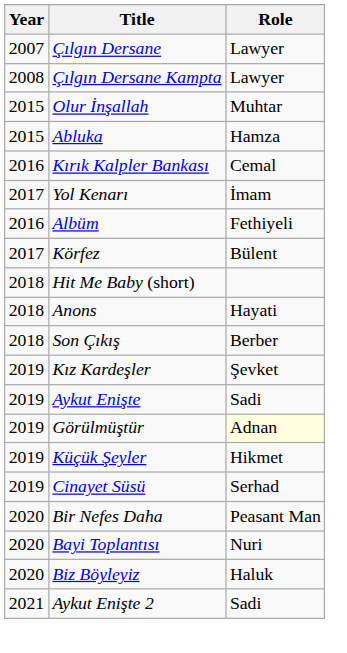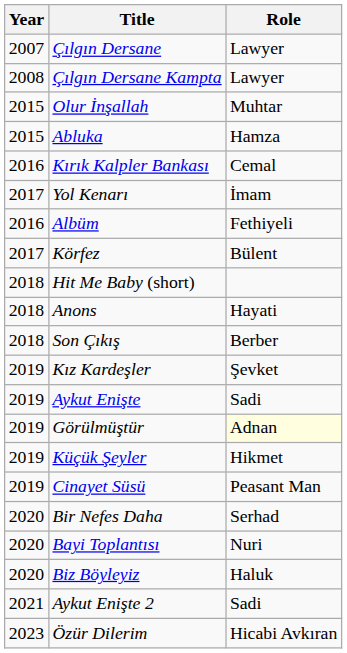(254, 486) Serhad -> (275, 486) Peasant Man
(275, 516) Peasant Man -> (254, 516) Serhad
+ row: (100, 632)
